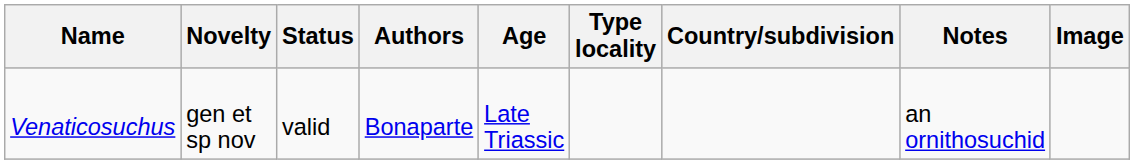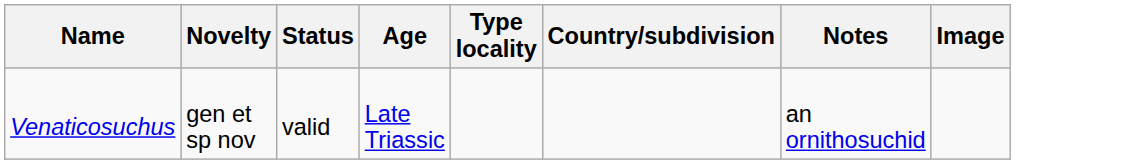- column: (419, 36)
